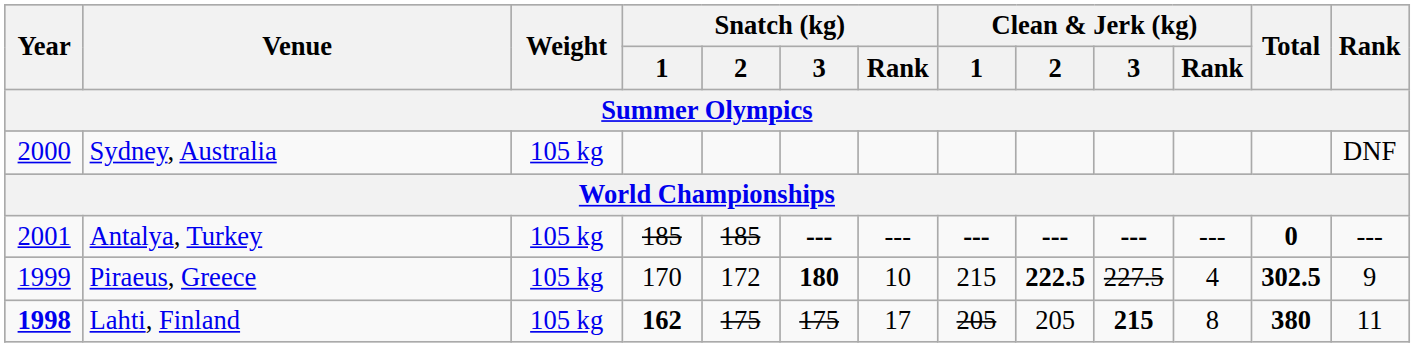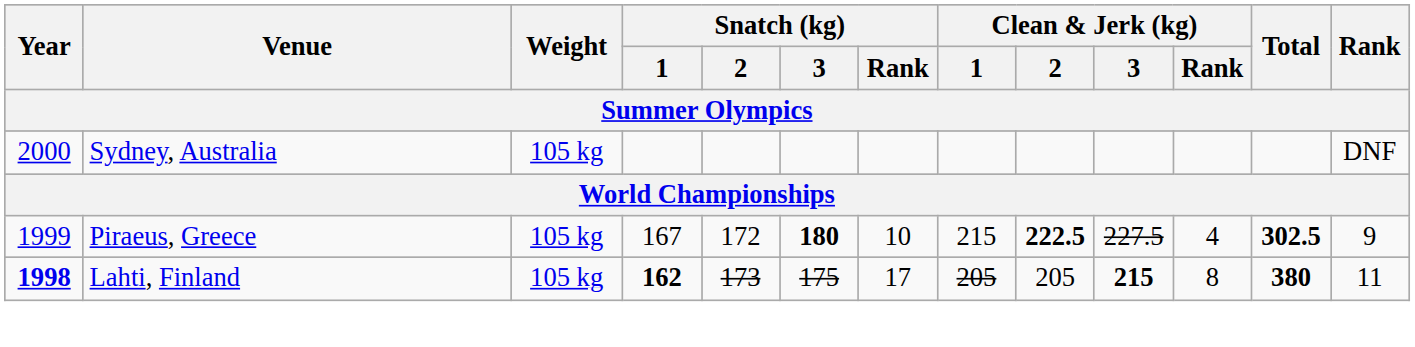- row: (176, 236)
(662, 278) 170 -> (662, 236) 167
(741, 320) 175 -> (741, 278) 173
